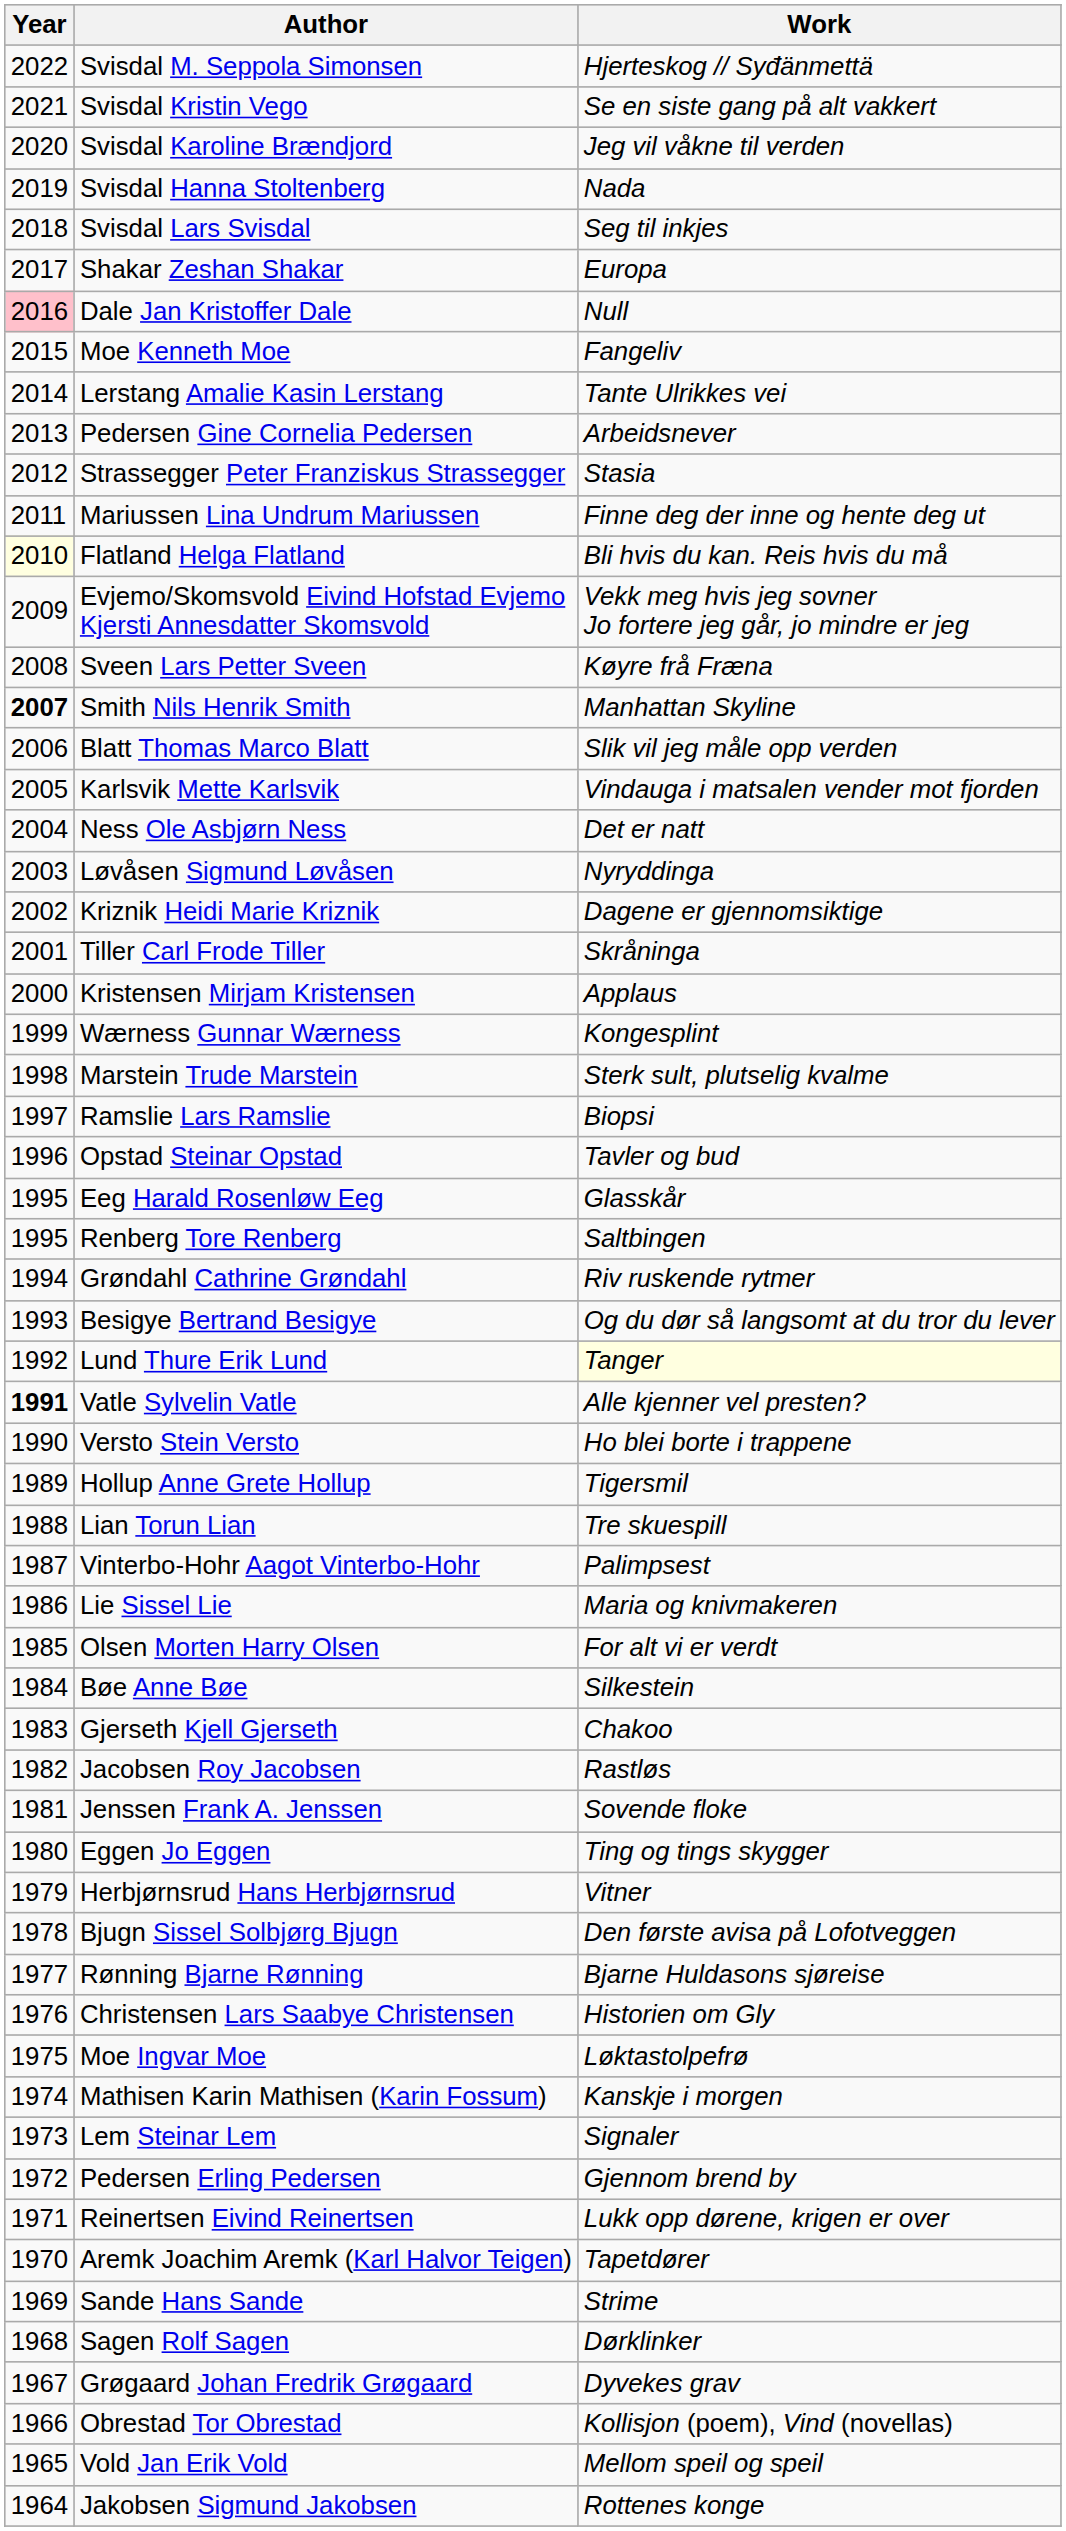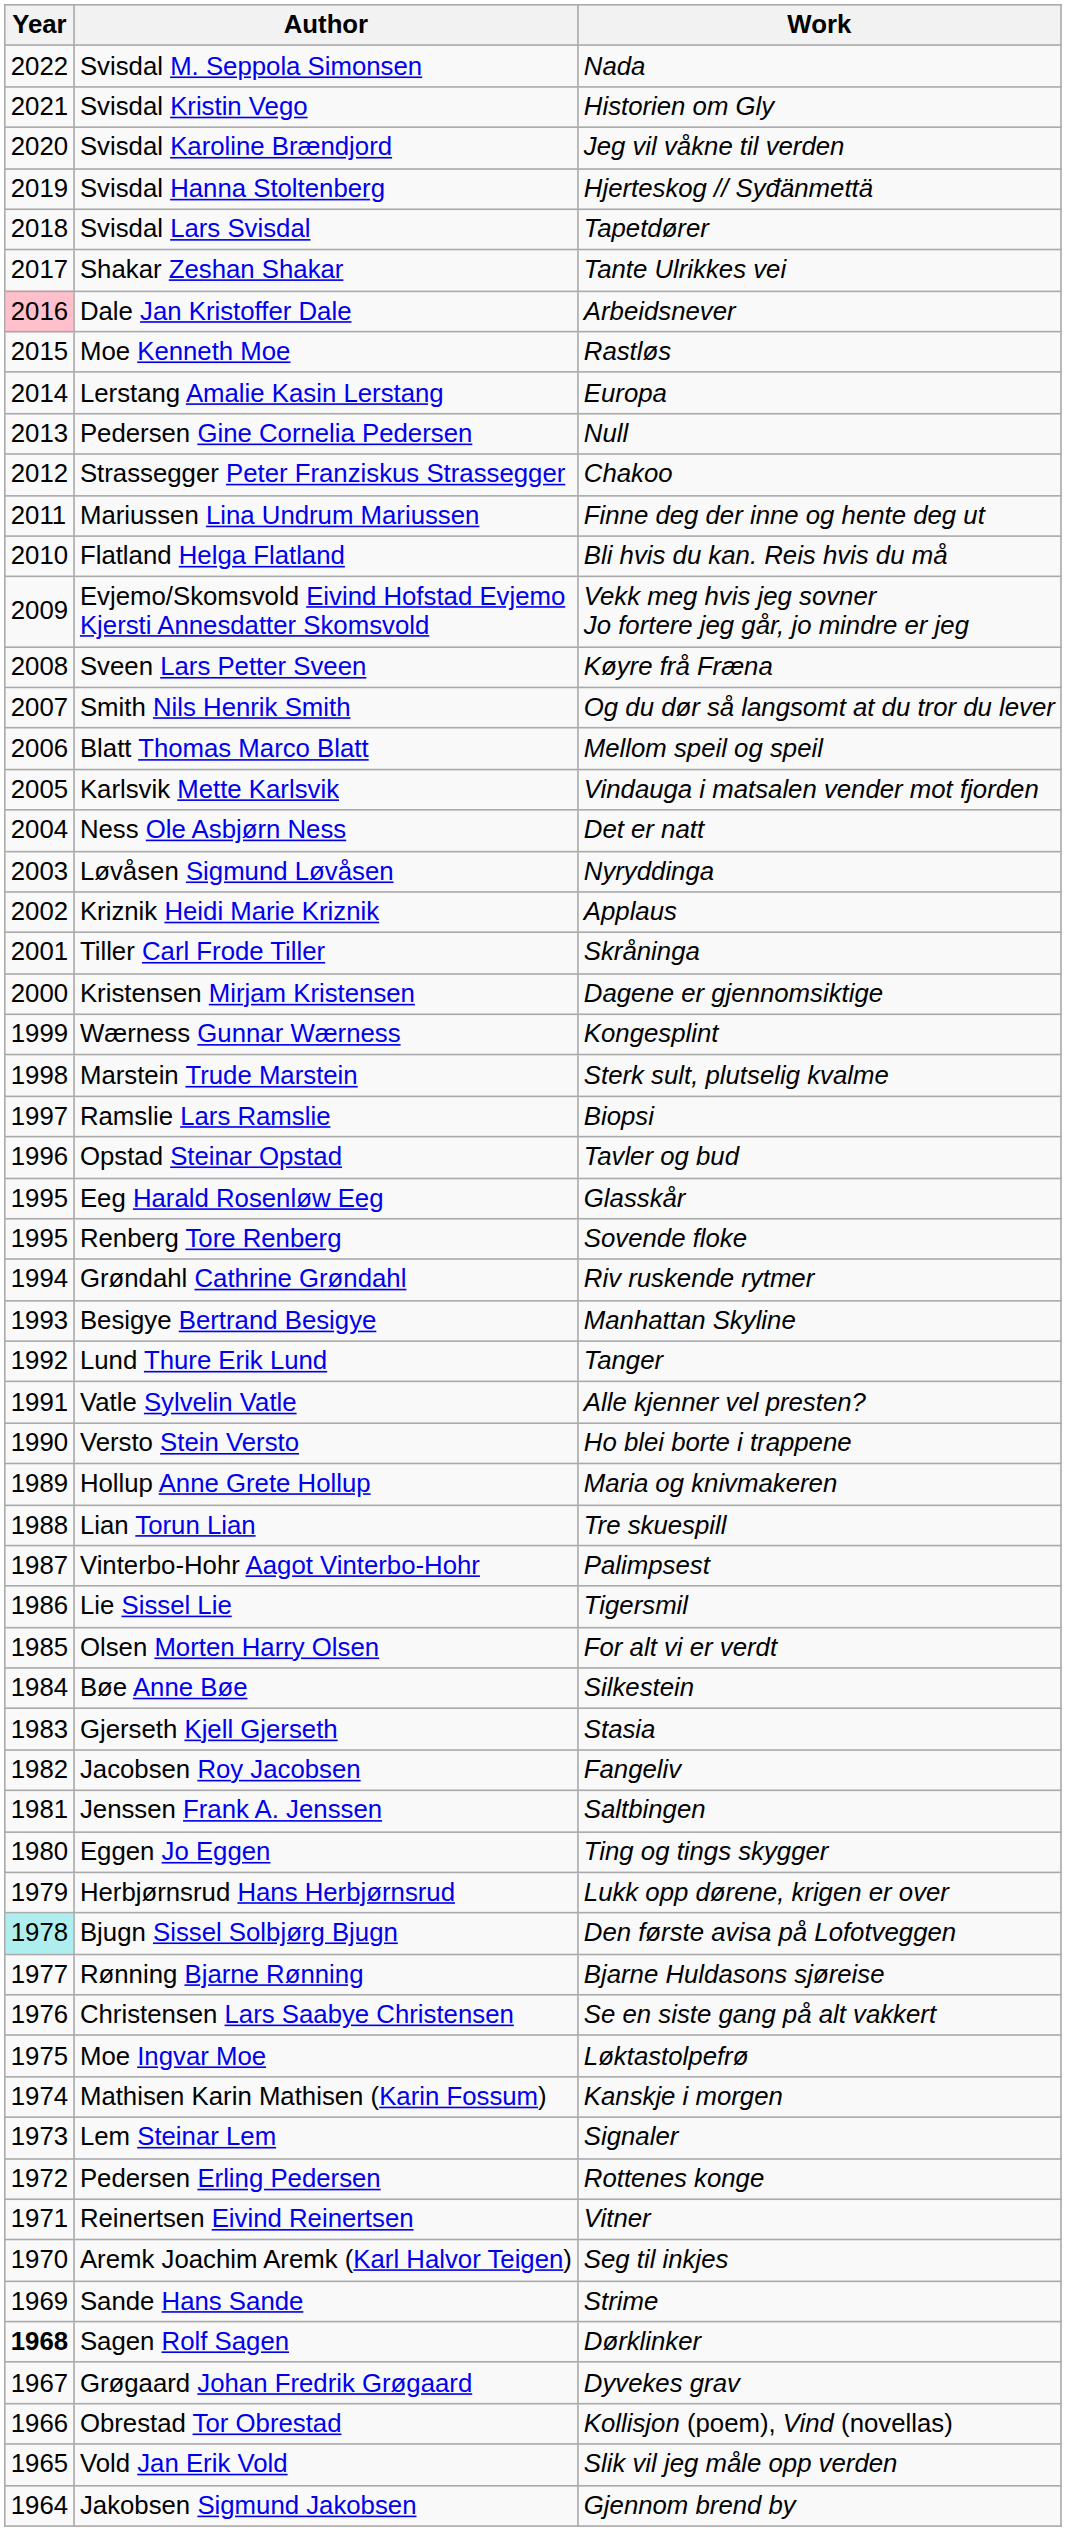(728, 65) Hjerteskog // Syđänmettä -> (615, 65) Nada
(760, 106) Se en siste gang på alt vakkert -> (679, 106) Historien om Gly
(615, 188) Nada -> (728, 188) Hjerteskog // Syđänmettä
(656, 229) Seg til inkjes -> (646, 229) Tapetdører
(625, 270) Europa -> (685, 270) Tante Ulrikkes vei
(606, 310) Null -> (660, 310) Arbeidsnever
(632, 351) Fangeliv -> (627, 351) Rastløs
(685, 392) Tante Ulrikkes vei -> (625, 392) Europa
(660, 433) Arbeidsnever -> (606, 433) Null
(620, 474) Stasia -> (628, 474) Chakoo
(39, 556) lightyellow background -> (39, 556) no background
(39, 707) bold -> (39, 707) normal
(690, 707) Manhattan Skyline -> (819, 707) Og du dør så langsomt at du tror du lever
(741, 748) Slik vil jeg måle opp verden -> (703, 748) Mellom speil og speil
(733, 911) Dagene er gjennomsiktige -> (630, 911) Applaus
(630, 993) Applaus -> (733, 993) Dagene er gjennomsiktige
(645, 1238) Saltbingen -> (665, 1238) Sovende floke
(819, 1320) Og du dør så langsomt at du tror du lever -> (690, 1320) Manhattan Skyline
(623, 1361) lightyellow background -> (623, 1361) no background
(39, 1402) bold -> (39, 1402) normal
(636, 1483) Tigersmil -> (711, 1483) Maria og knivmakeren
(711, 1606) Maria og knivmakeren -> (636, 1606) Tigersmil
(628, 1728) Chakoo -> (620, 1728) Stasia
(627, 1769) Rastløs -> (632, 1769) Fangeliv
(665, 1810) Sovende floke -> (645, 1810) Saltbingen
(617, 1892) Vitner -> (766, 1892) Lukk opp dørene, krigen er over
(39, 1933) no background -> (39, 1933) paleturquoise background
(679, 2014) Historien om Gly -> (760, 2014) Se en siste gang på alt vakkert
(690, 2178) Gjennom brend by -> (674, 2178) Rottenes konge
(766, 2219) Lukk opp dørene, krigen er over -> (617, 2219) Vitner
(646, 2260) Tapetdører -> (656, 2260) Seg til inkjes
(39, 2341) normal -> (39, 2341) bold
(703, 2464) Mellom speil og speil -> (741, 2464) Slik vil jeg måle opp verden
(674, 2505) Rottenes konge -> (690, 2505) Gjennom brend by
